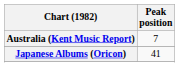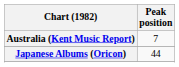(156, 54) 41 -> (156, 54) 44
